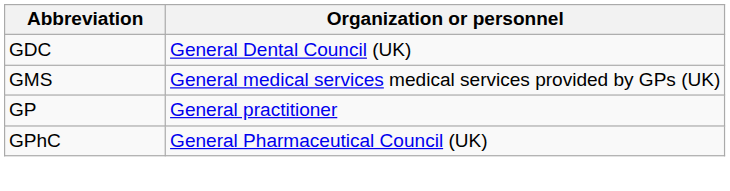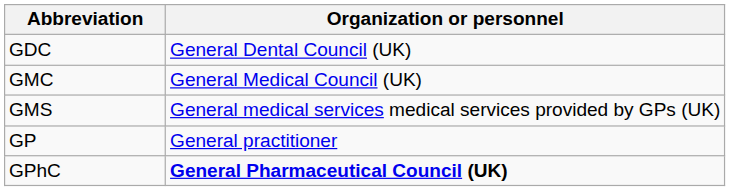+ row: (31, 79)
(329, 140) normal -> (339, 170) bold
